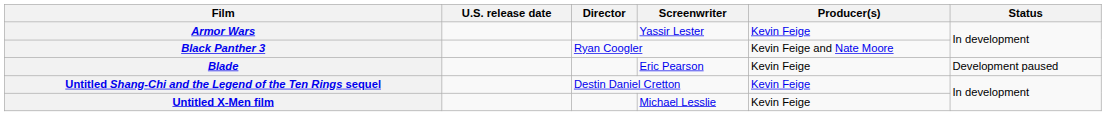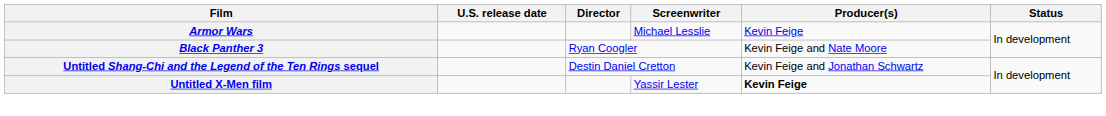(672, 31) Yassir Lester -> (672, 31) Michael Lesslie
- row: (223, 66)
(781, 84) Kevin Feige -> (834, 66) Kevin Feige and Jonathan Schwartz
(678, 102) Michael Lesslie -> (666, 84) Yassir Lester
(781, 102) normal -> (776, 84) bold
